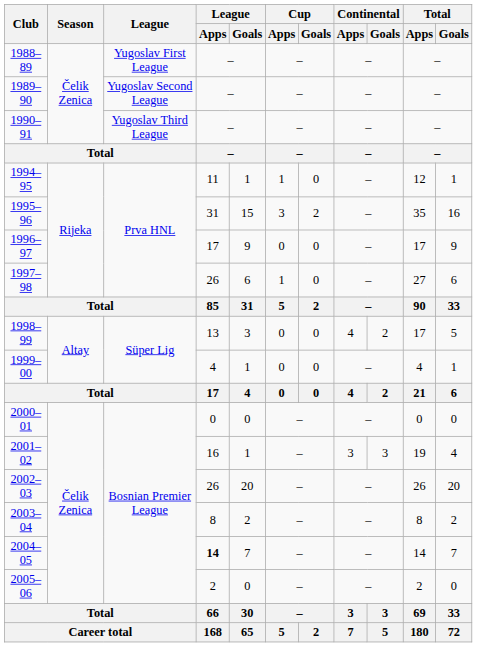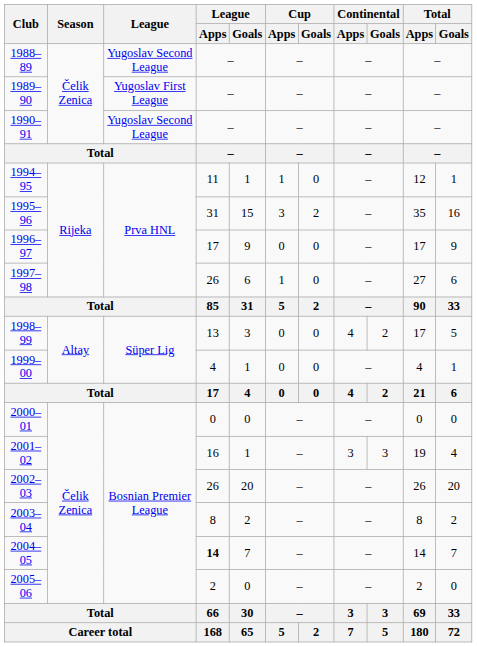(150, 60) Yugoslav First League -> (150, 60) Yugoslav Second League
(150, 93) Yugoslav Second League -> (150, 93) Yugoslav First League
(150, 127) Yugoslav Third League -> (150, 127) Yugoslav Second League
